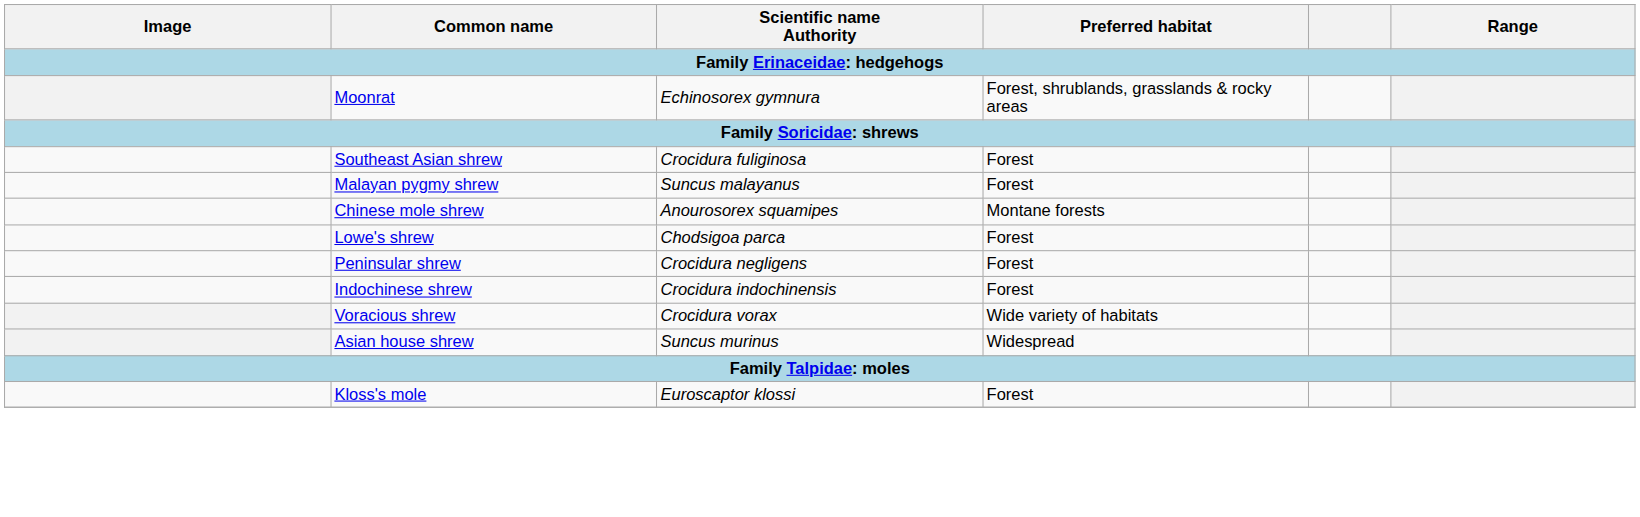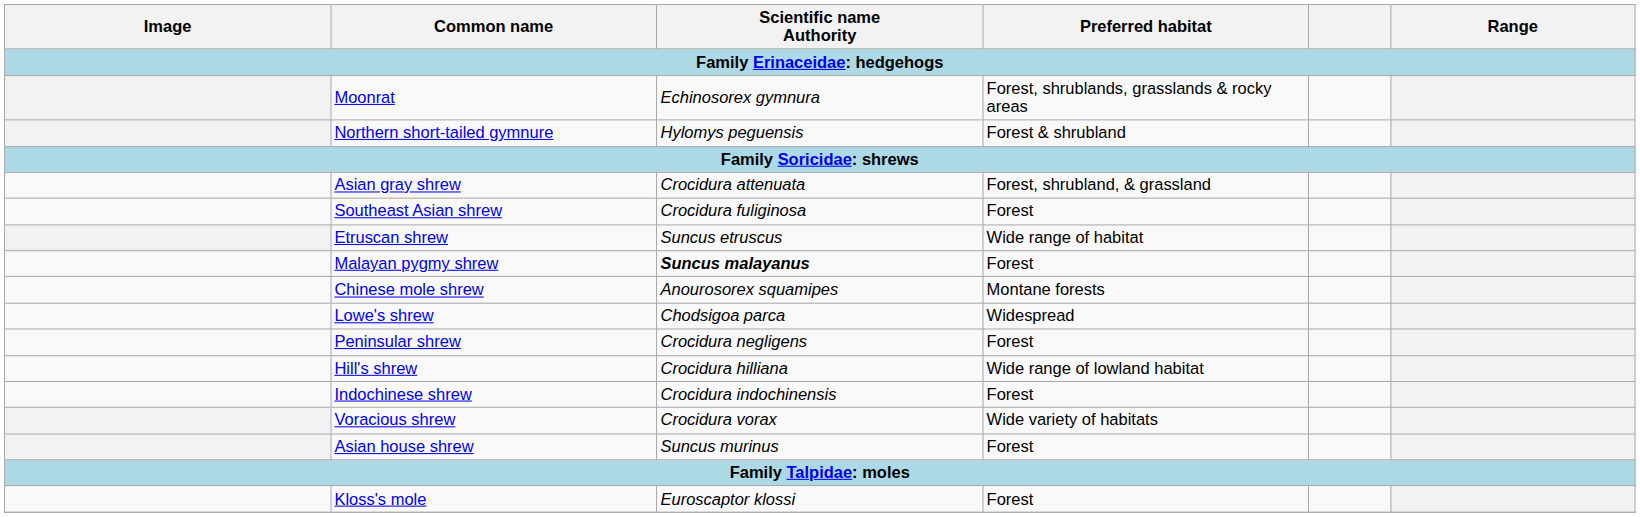+ row: (444, 133)
+ row: (398, 185)
+ row: (391, 237)
(730, 185) normal -> (735, 263) bold
(1010, 237) Forest -> (1031, 316) Widespread
+ row: (376, 368)
(1031, 342) Widespread -> (1010, 446) Forest
